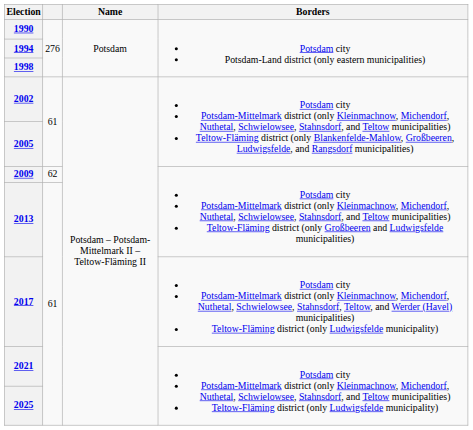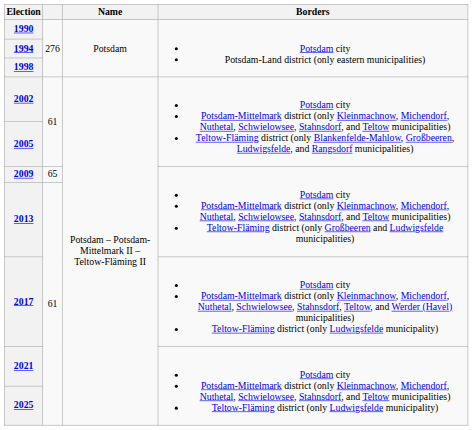(53, 174) 62 -> (53, 174) 65
